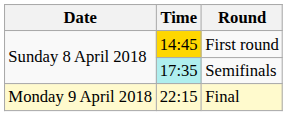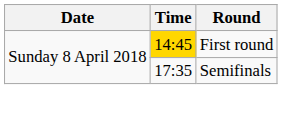(179, 70) paleturquoise background -> (173, 70) no background
- row: (222, 96)
